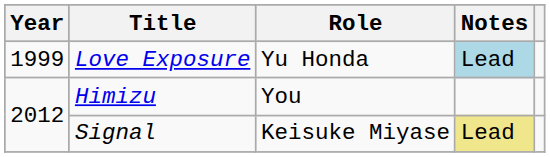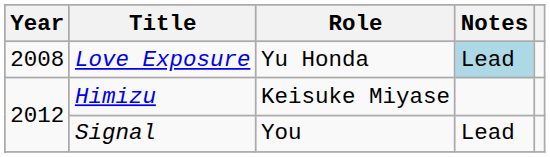(37, 60) 1999 -> (37, 60) 2008
(281, 97) You -> (356, 97) Keisuke Miyase
(356, 133) Keisuke Miyase -> (281, 133) You
(488, 133) khaki background -> (488, 133) no background
